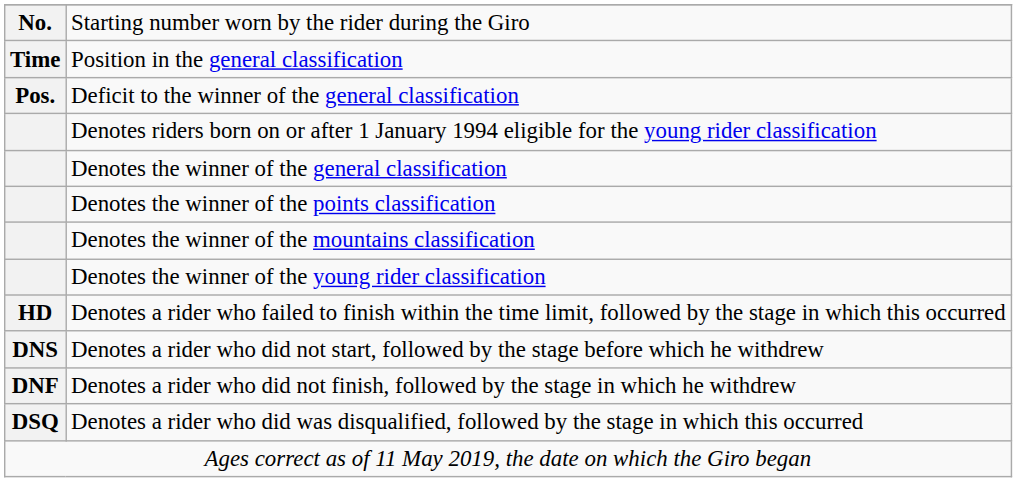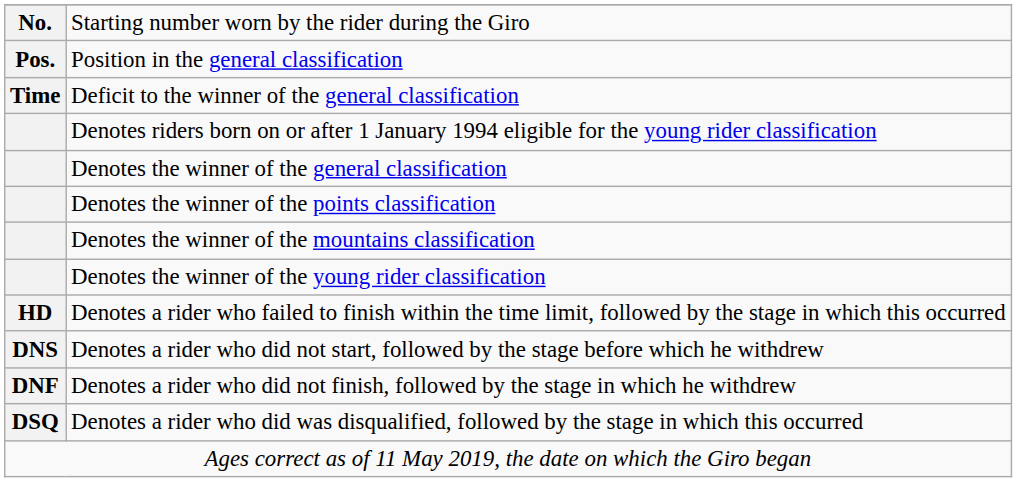(35, 58) Time -> (35, 58) Pos.
(35, 95) Pos. -> (35, 95) Time
